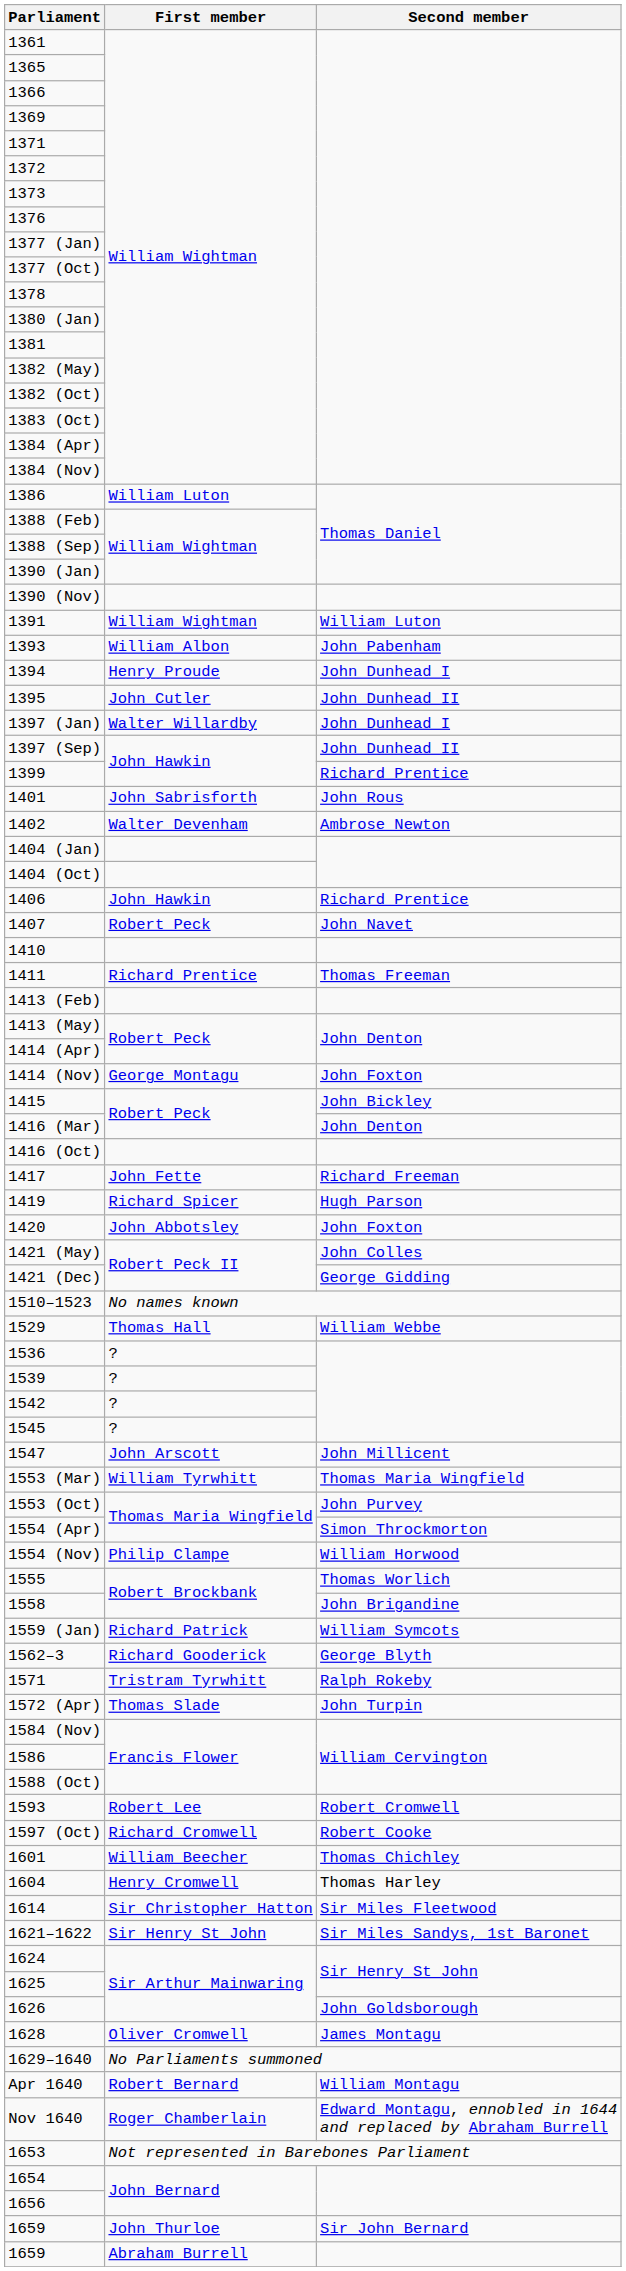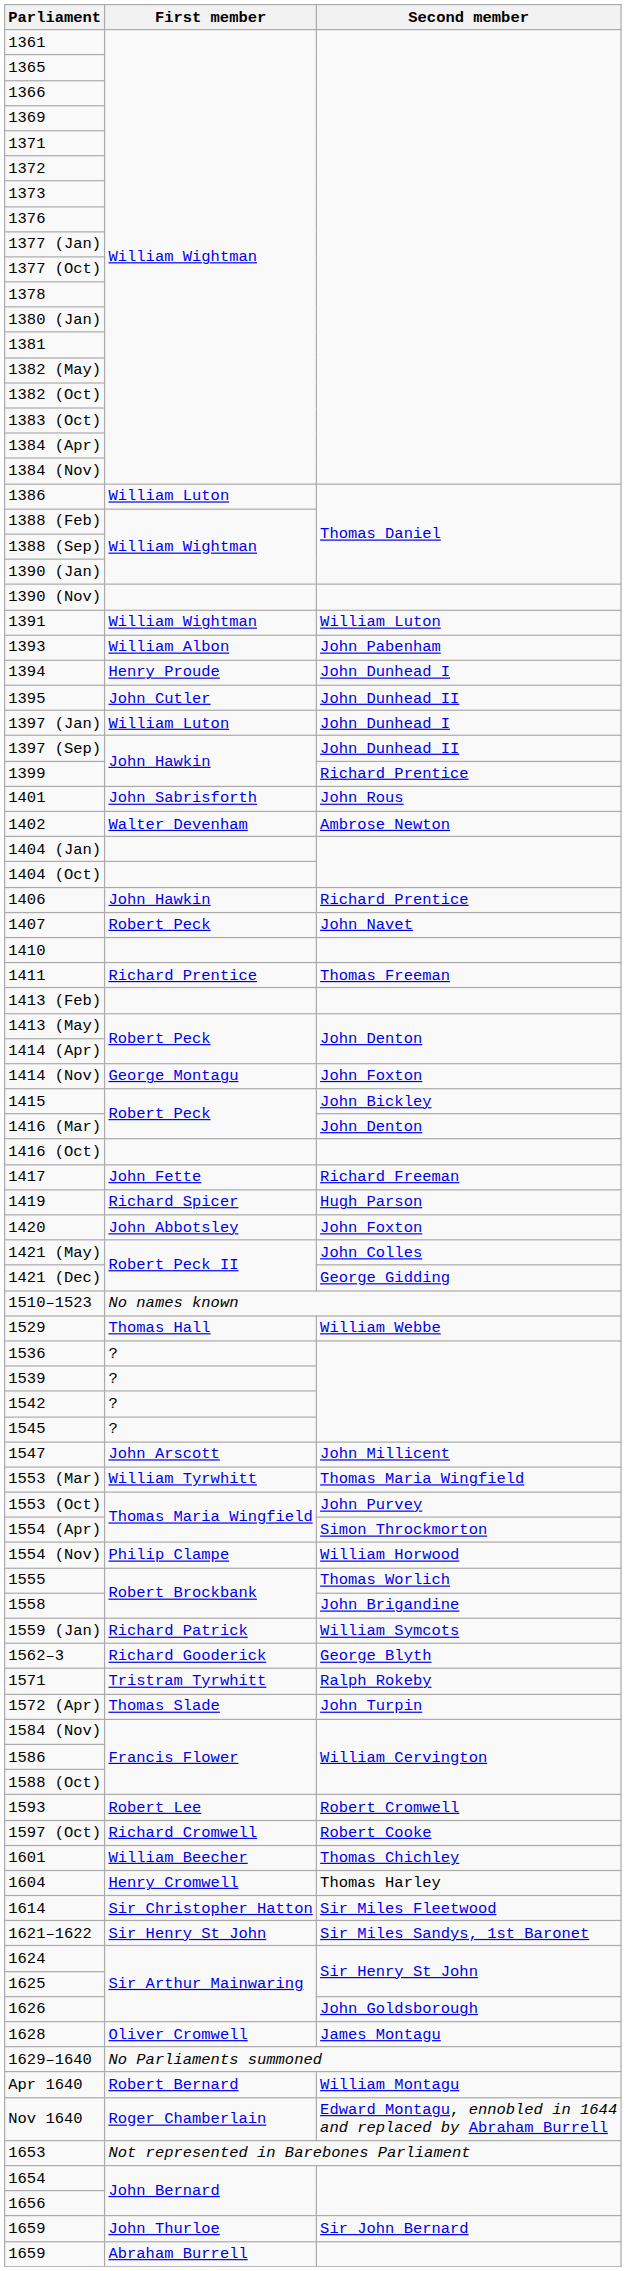(183, 723) Walter Willardby -> (169, 723) William Luton
